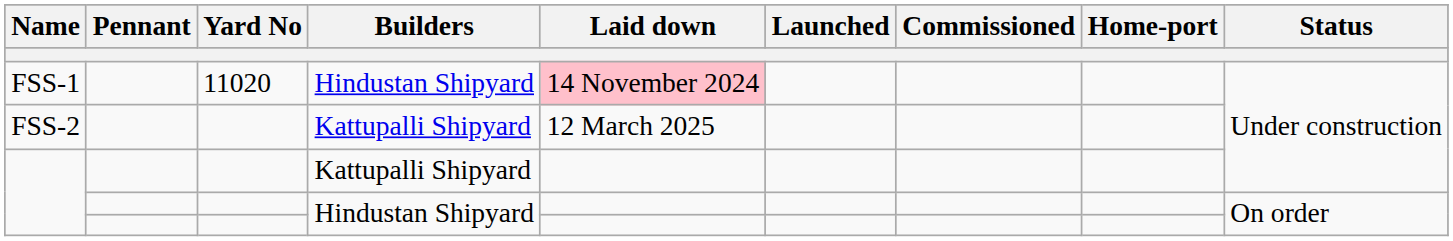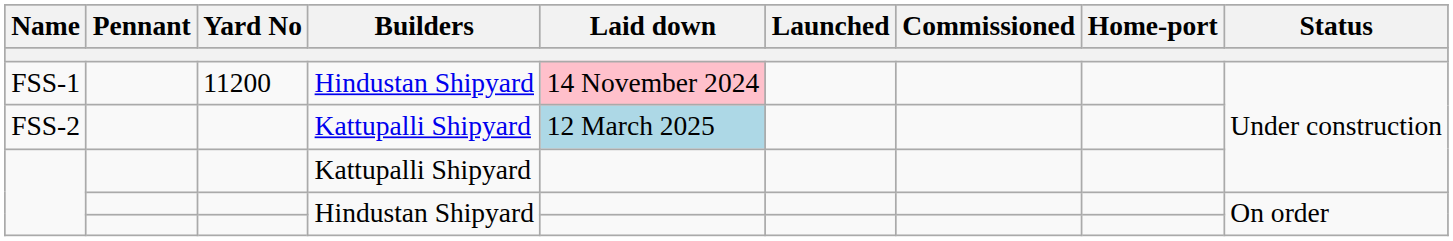(237, 82) 11020 -> (237, 82) 11200
(631, 126) no background -> (631, 126) lightblue background
